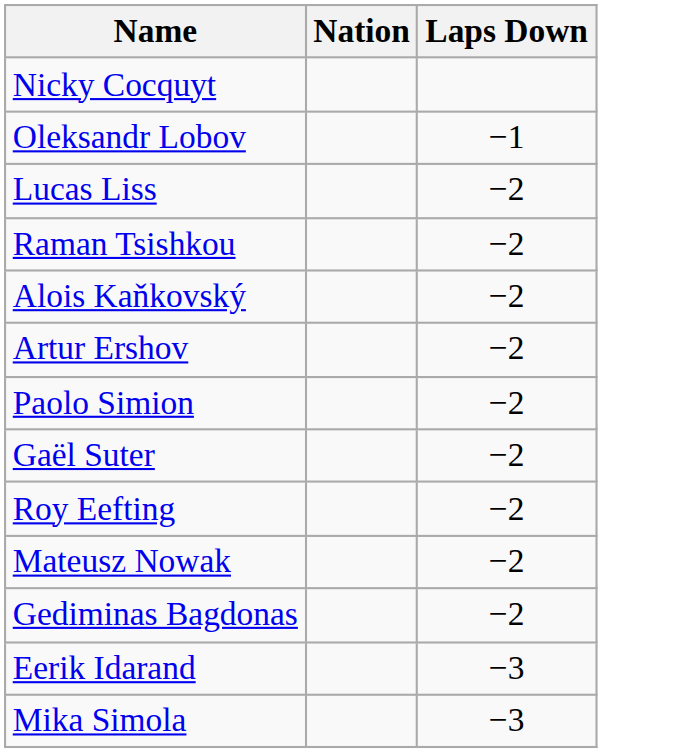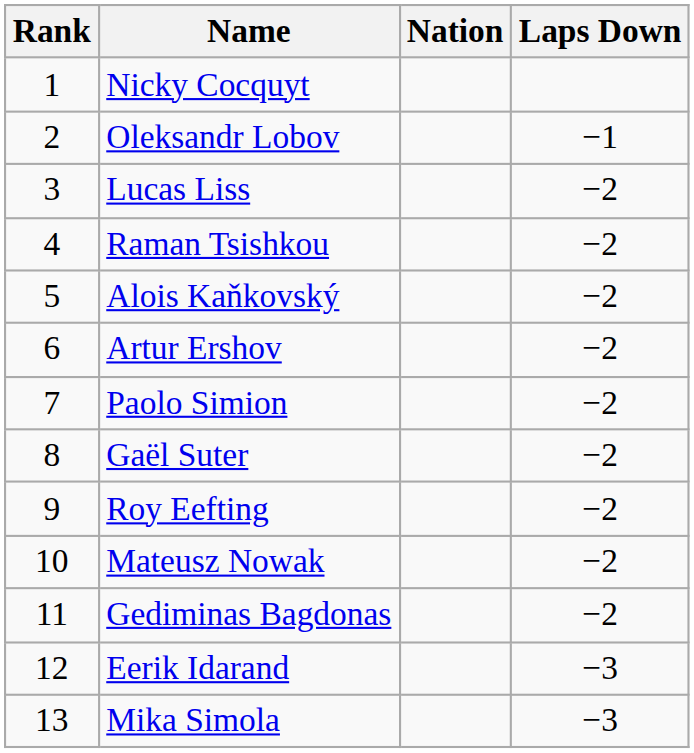+ column: (52, 31)
